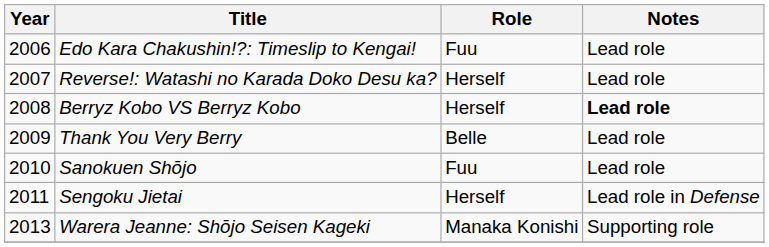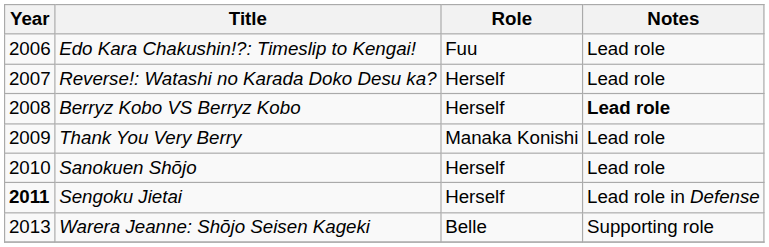(466, 138) Belle -> (512, 138) Manaka Konishi
(461, 167) Fuu -> (475, 167) Herself
(29, 197) normal -> (29, 197) bold
(512, 227) Manaka Konishi -> (466, 227) Belle
